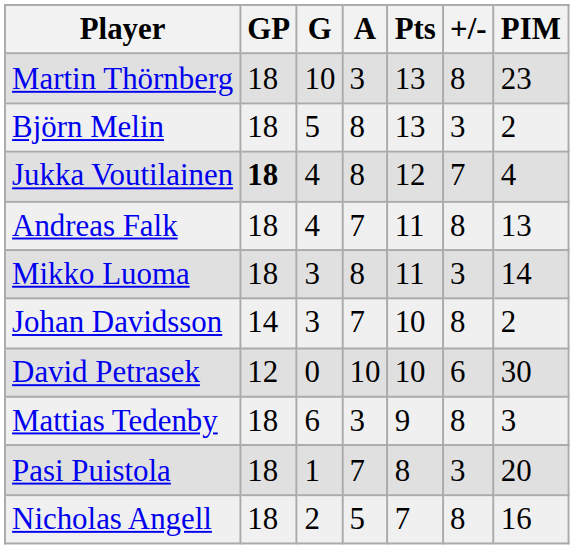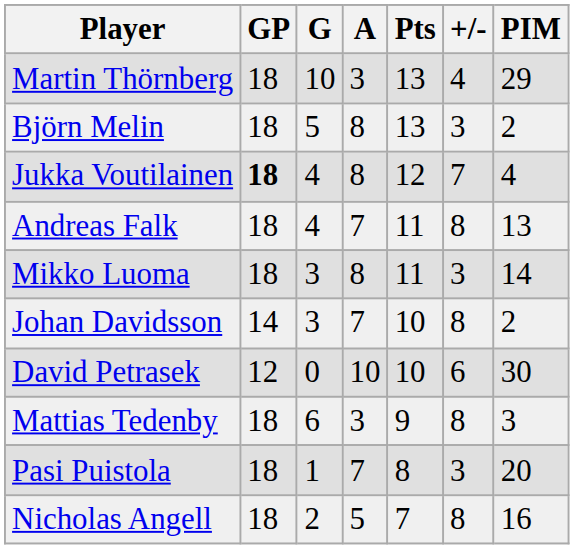(458, 77) 8 -> (458, 77) 4
(516, 77) 23 -> (516, 77) 29
